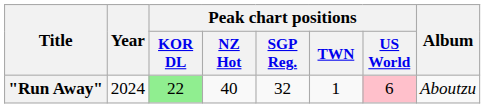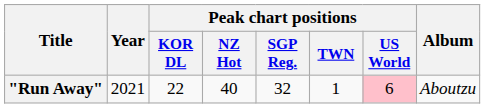(128, 88) 2024 -> (128, 88) 2021
(176, 88) lightgreen background -> (176, 88) no background
